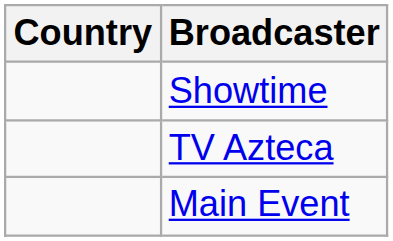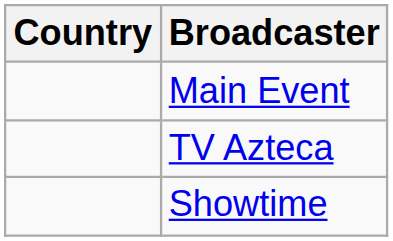rows swapped: (259, 205) <-> (248, 90)
